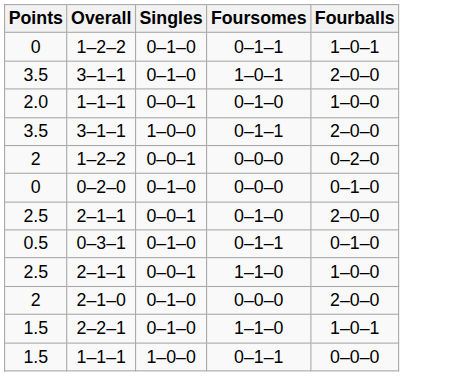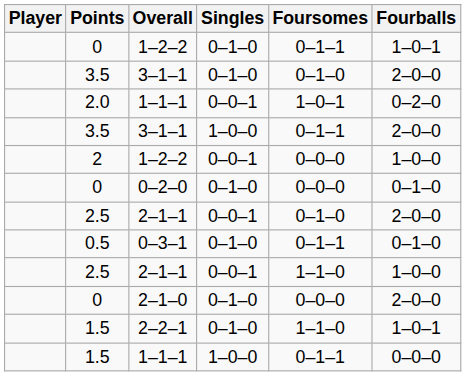+ column: (35, 18)
(259, 74) 1–0–1 -> (320, 74) 0–1–0
(259, 103) 0–1–0 -> (320, 103) 1–0–1
(355, 103) 1–0–0 -> (416, 103) 0–2–0
(355, 159) 0–2–0 -> (416, 159) 1–0–0
(36, 300) 2 -> (97, 300) 0
